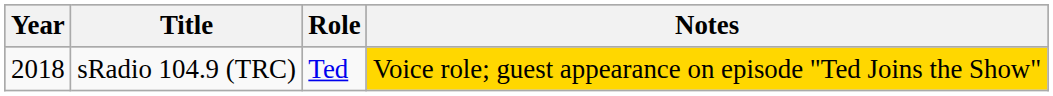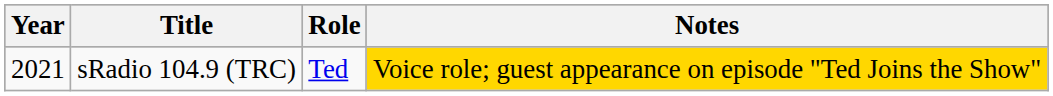(38, 68) 2018 -> (38, 68) 2021
